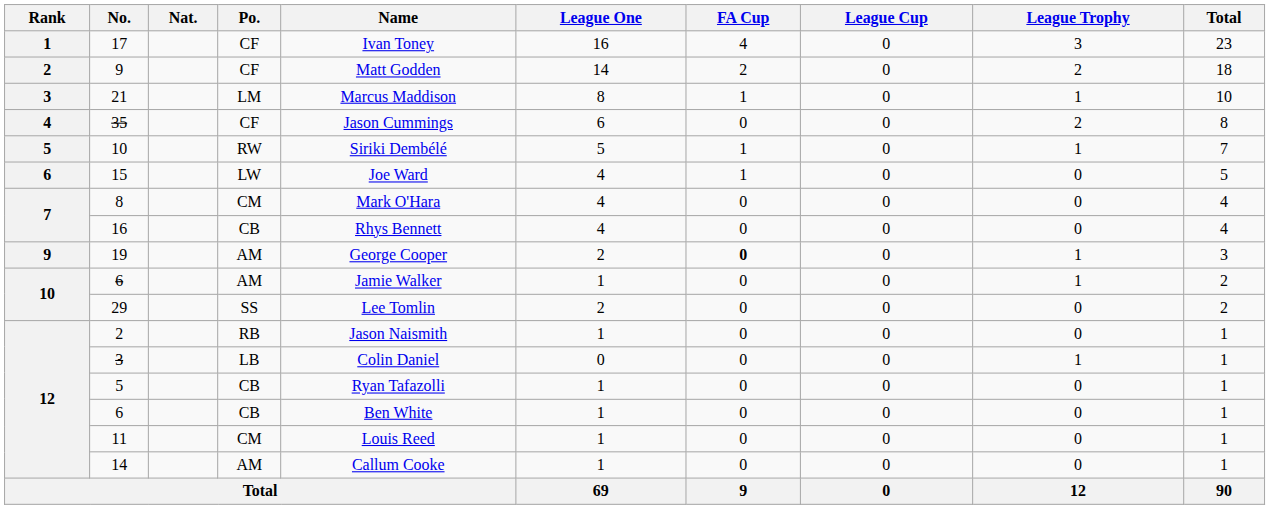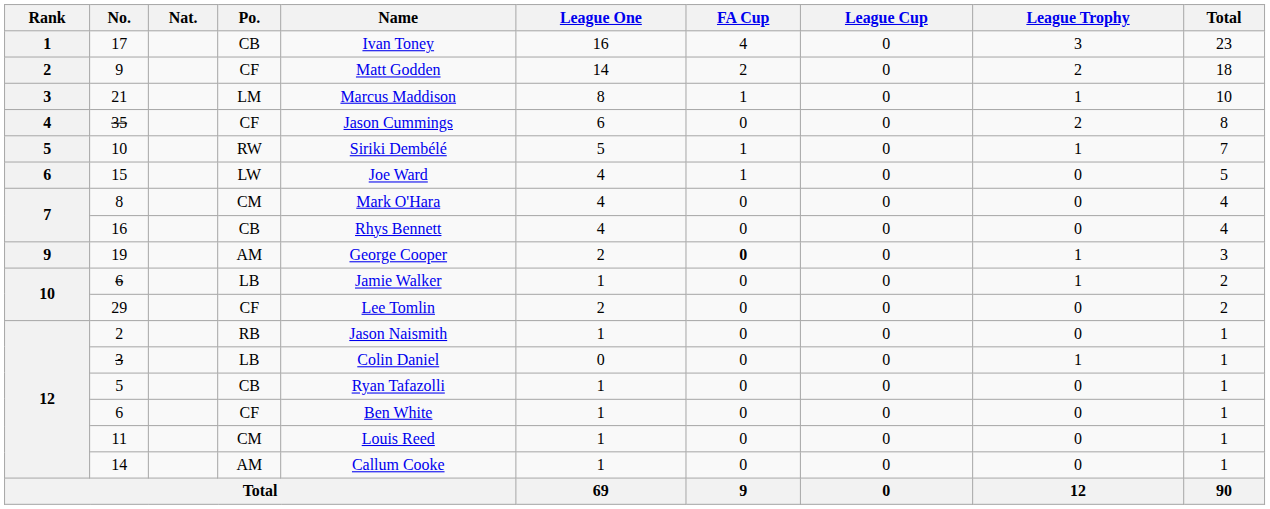(249, 44) CF -> (249, 44) CB
(249, 281) AM -> (249, 281) LB
(249, 307) SS -> (249, 307) CF
(249, 412) CB -> (249, 412) CF
